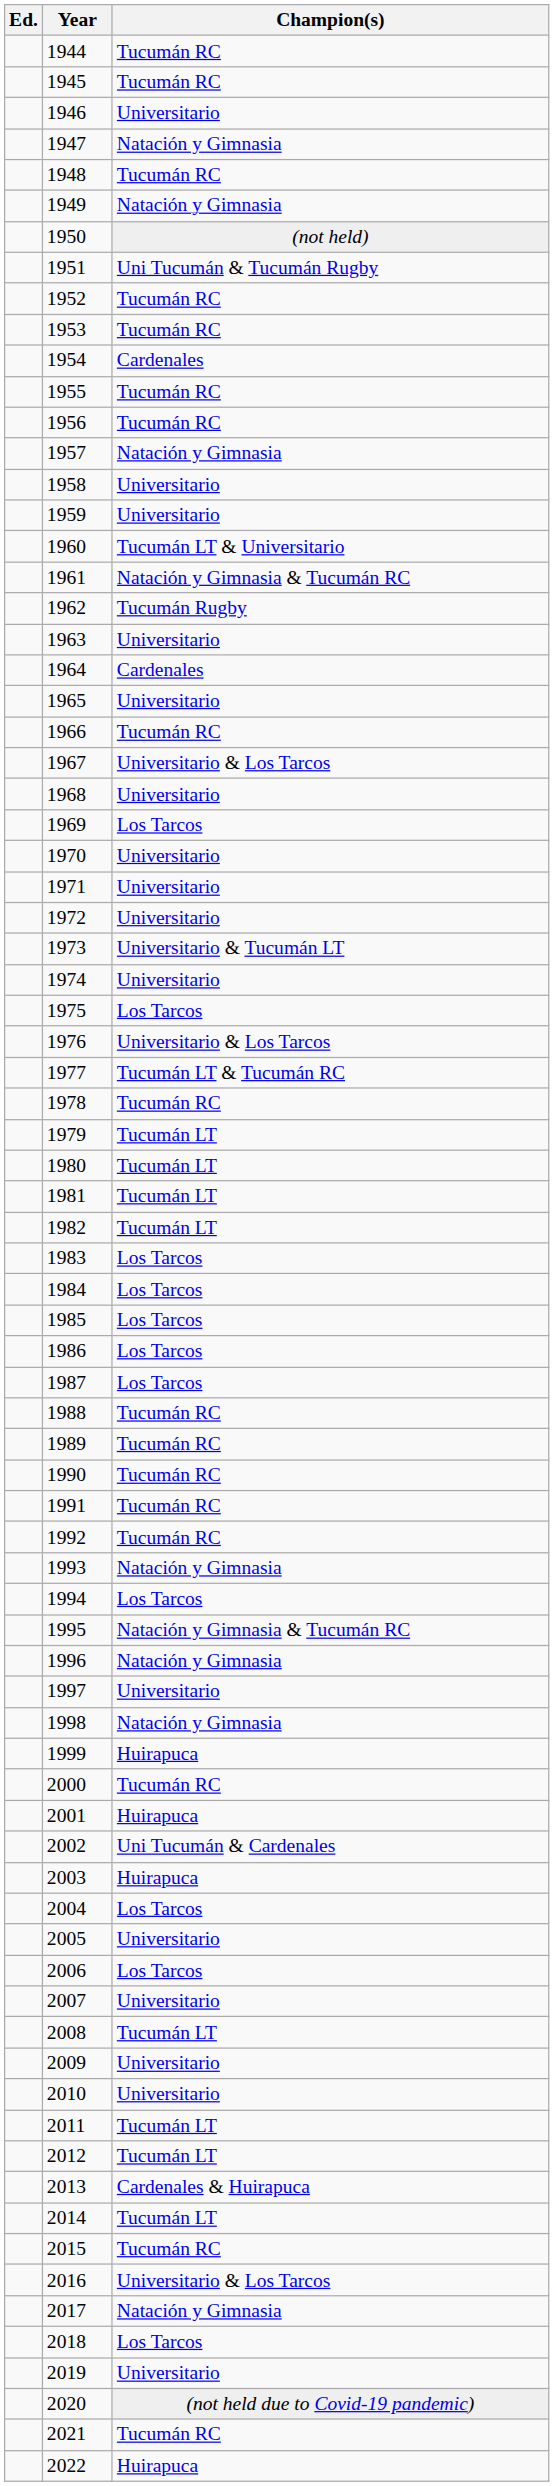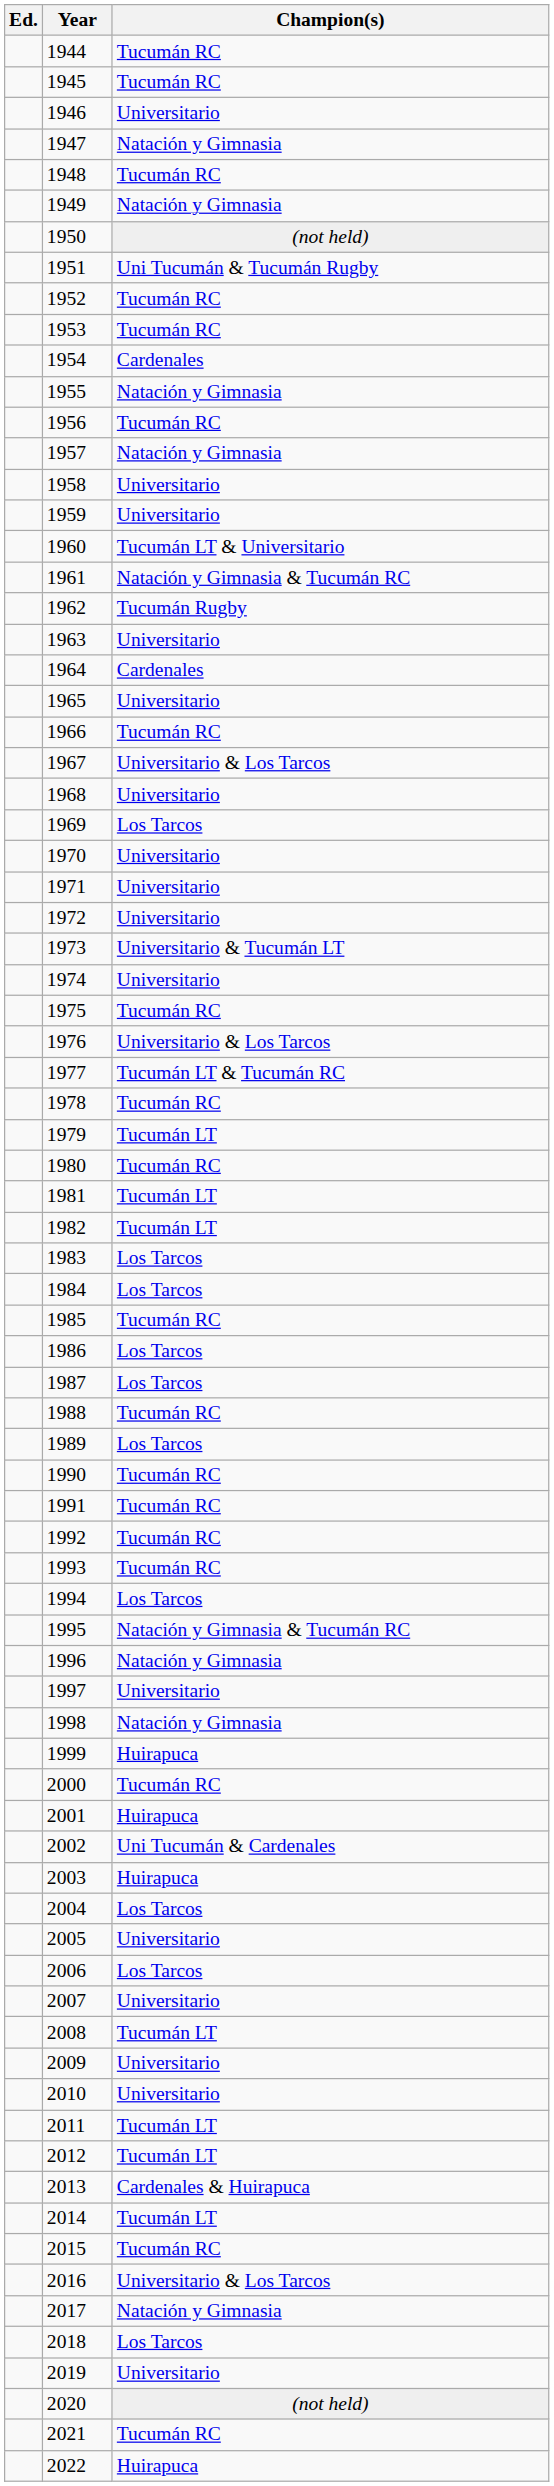(169, 391) Tucumán RC -> (199, 391) Natación y Gimnasia
(160, 1010) Los Tarcos -> (169, 1010) Tucumán RC
(167, 1165) Tucumán LT -> (169, 1165) Tucumán RC
(160, 1320) Los Tarcos -> (169, 1320) Tucumán RC
(169, 1444) Tucumán RC -> (160, 1444) Los Tarcos
(199, 1567) Natación y Gimnasia -> (169, 1567) Tucumán RC
(330, 2403) (not held due to Covid-19 pandemic) -> (330, 2403) (not held)
